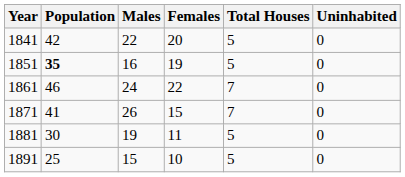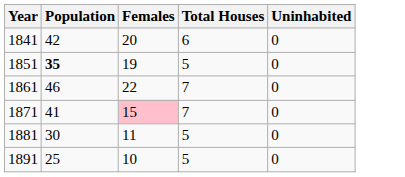- column: (141, 16)
(231, 40) 5 -> (185, 40) 6
(175, 111) no background -> (130, 111) pink background
